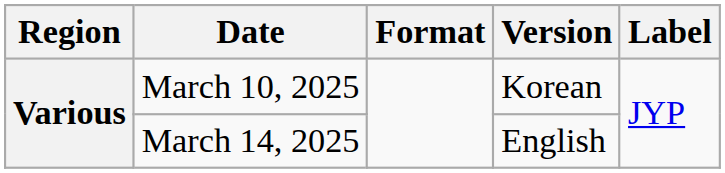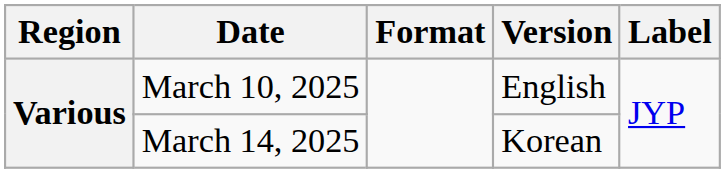(552, 85) Korean -> (554, 85) English
(554, 140) English -> (552, 140) Korean
